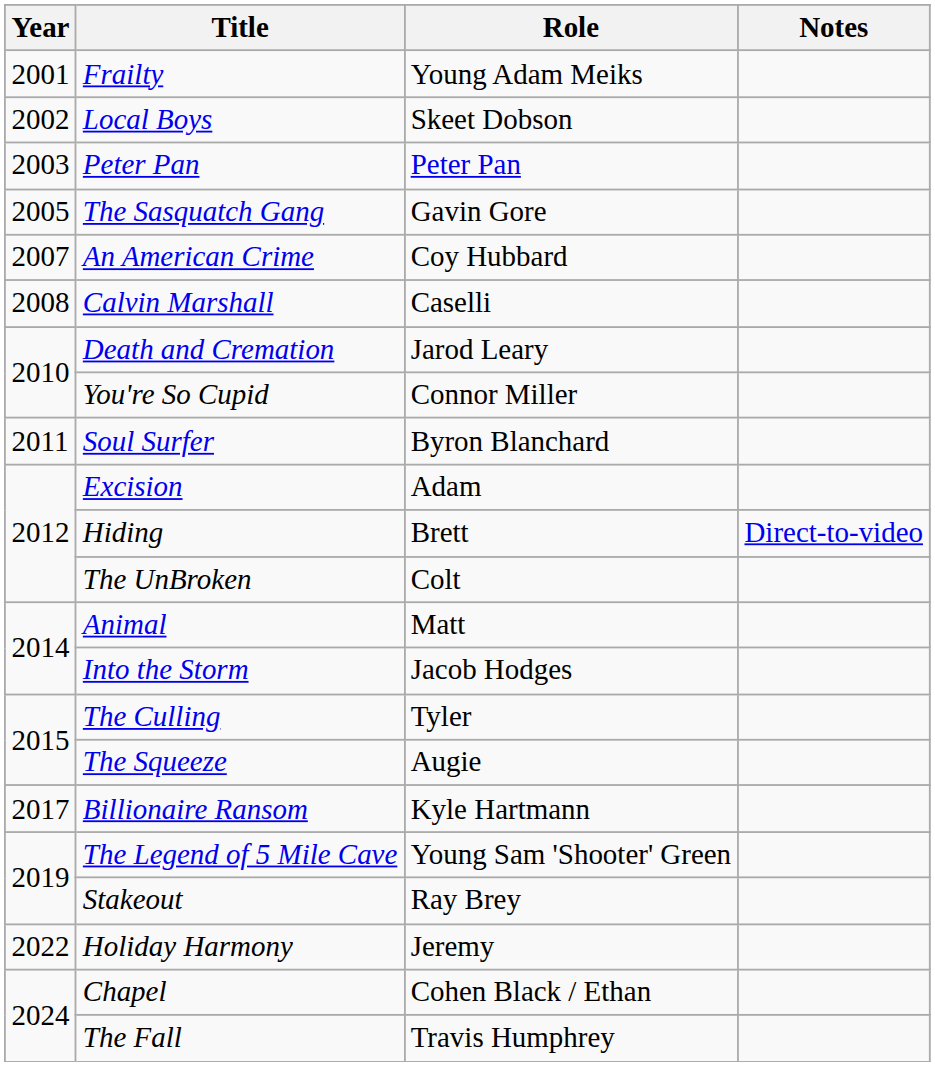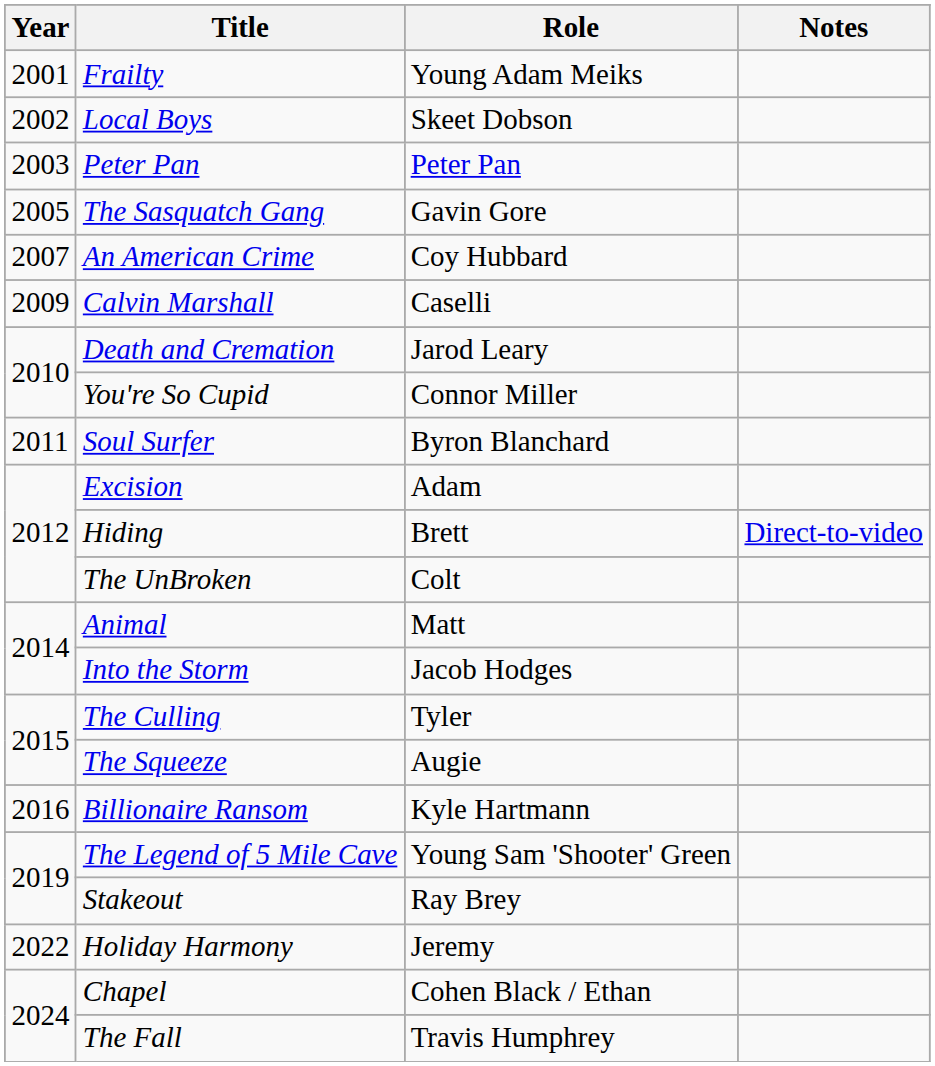(41, 303) 2008 -> (41, 303) 2009
(41, 808) 2017 -> (41, 808) 2016
